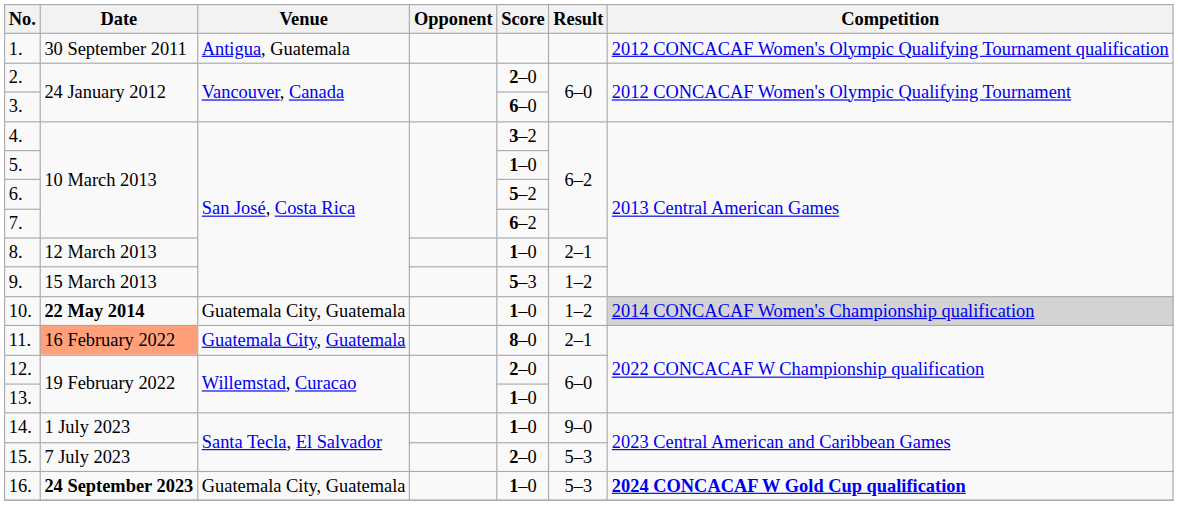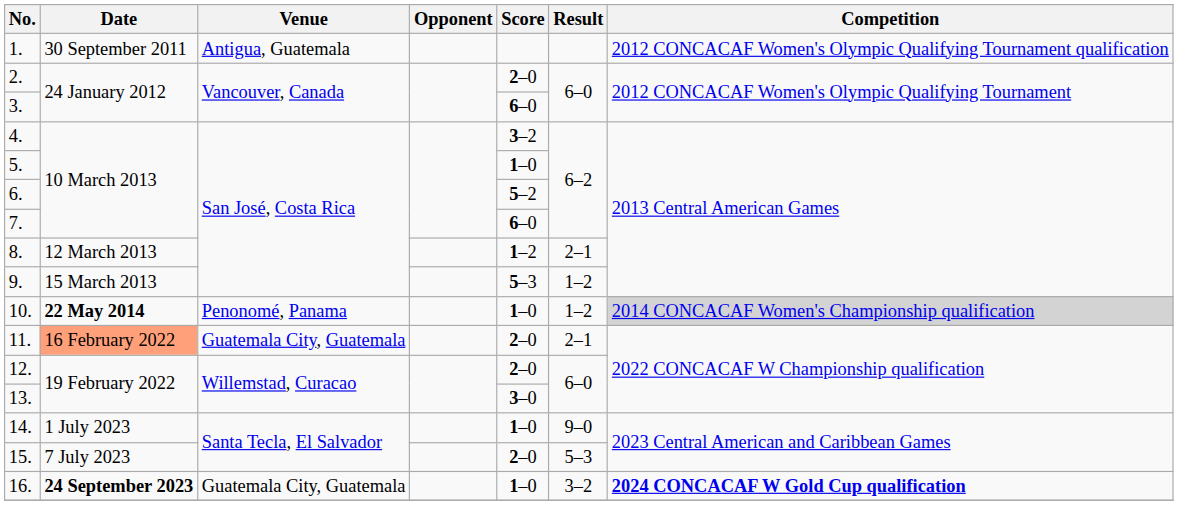(523, 223) 6–2 -> (523, 223) 6–0
(523, 252) 1–0 -> (523, 252) 1–2
(304, 310) Guatemala City, Guatemala -> (274, 310) Penonomé, Panama
(523, 340) 8–0 -> (523, 340) 2–0
(523, 398) 1–0 -> (523, 398) 3–0
(578, 485) 5–3 -> (578, 485) 3–2
